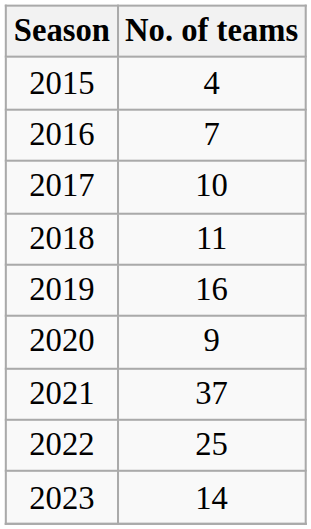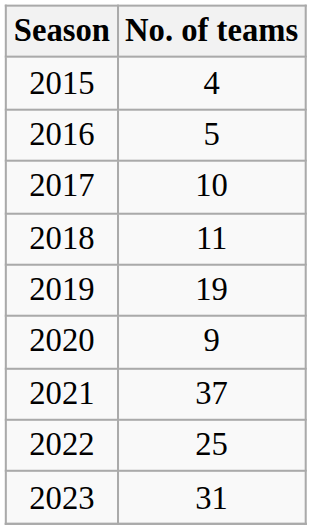(212, 134) 7 -> (212, 134) 5
(212, 289) 16 -> (212, 289) 19
(212, 496) 14 -> (212, 496) 31
